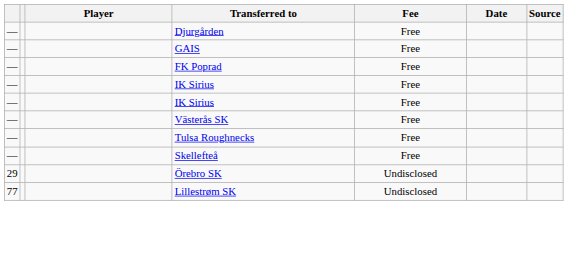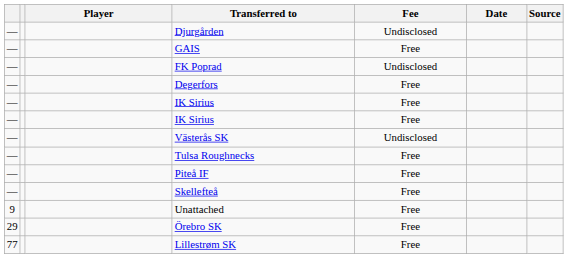(410, 31) Free -> (410, 31) Undisclosed
(410, 66) Free -> (410, 66) Undisclosed
+ row: (12, 84)
(410, 120) Free -> (410, 138) Undisclosed
+ row: (12, 173)
+ row: (12, 209)
(410, 173) Undisclosed -> (410, 227) Free
(410, 191) Undisclosed -> (410, 244) Free
